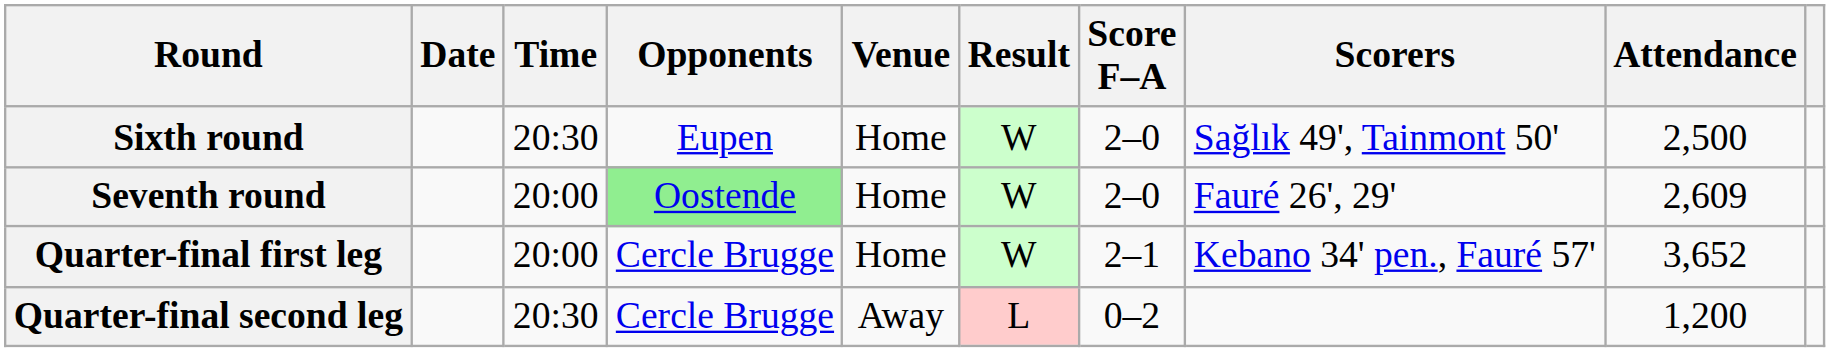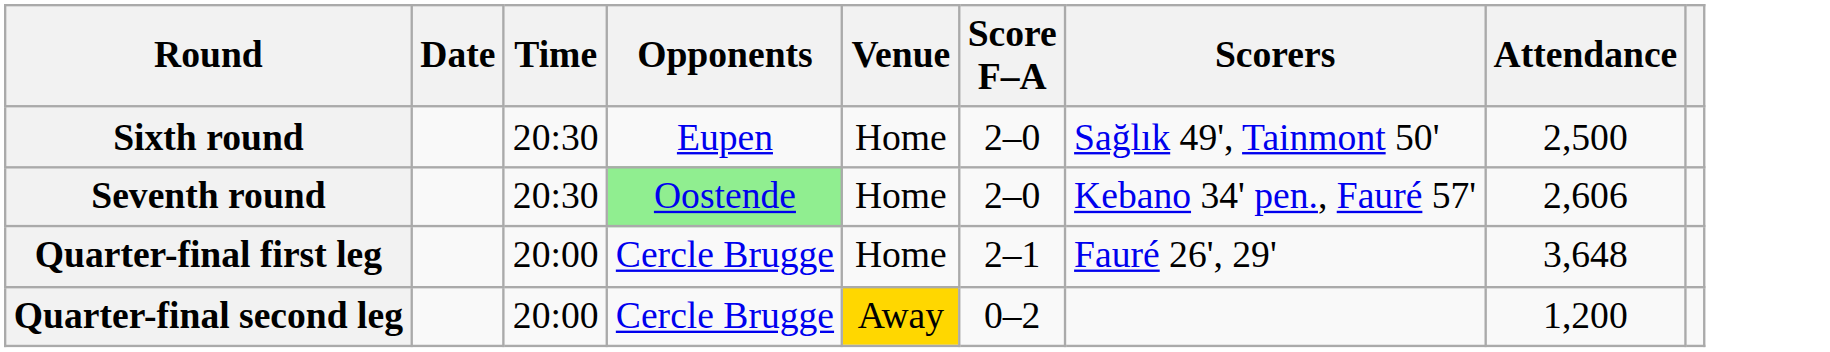- column: (1019, 55)
(556, 195) 20:00 -> (556, 195) 20:30
(1295, 195) Fauré 26', 29' -> (1275, 195) Kebano 34' pen., Fauré 57'
(1705, 195) 2,609 -> (1585, 195) 2,606
(1395, 255) Kebano 34' pen., Fauré 57' -> (1175, 255) Fauré 26', 29'
(1705, 255) 3,652 -> (1585, 255) 3,648
(556, 315) 20:30 -> (556, 315) 20:00
(901, 315) no background -> (901, 315) gold background
